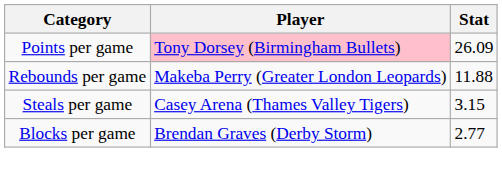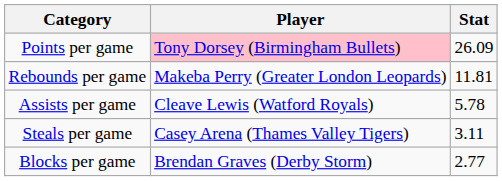(474, 76) 11.88 -> (474, 76) 11.81
+ row: (77, 104)
(470, 104) 3.15 -> (469, 133) 3.11
